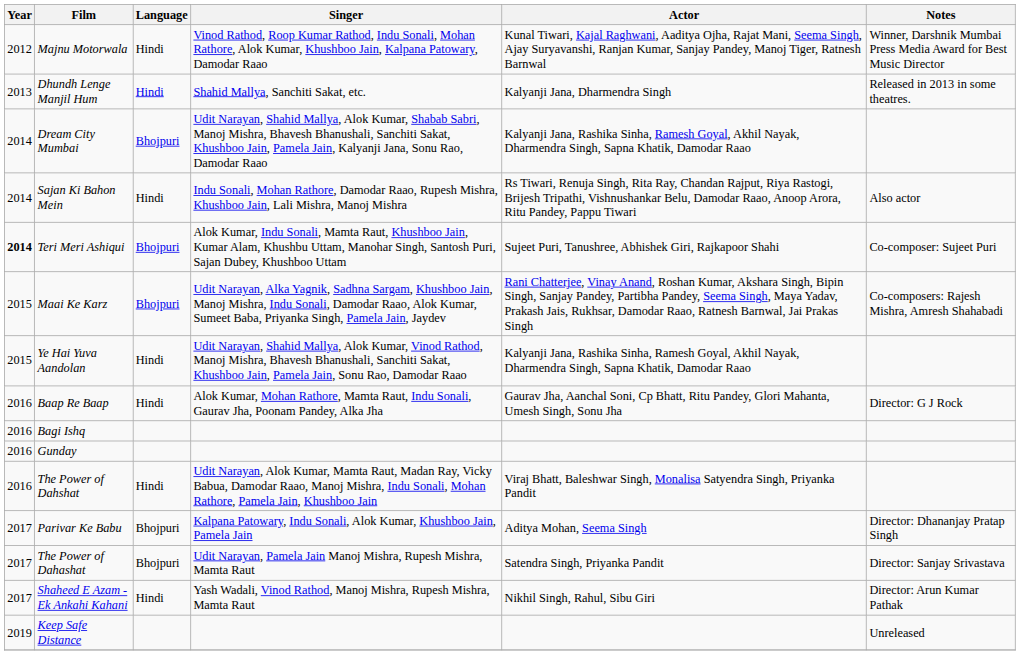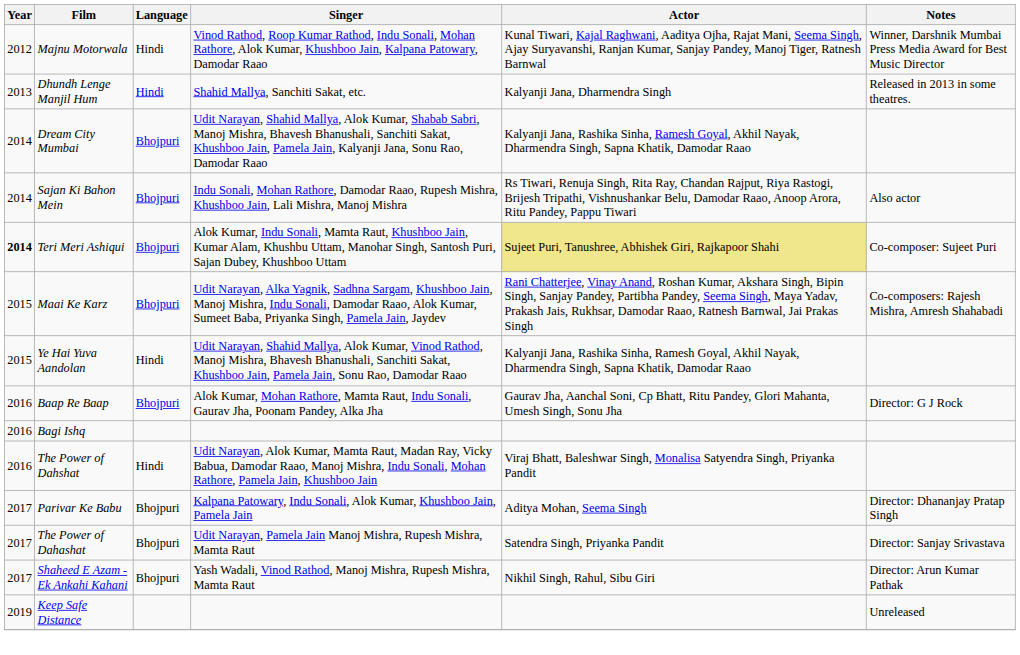(150, 198) Hindi -> (158, 198) Bhojpuri
(642, 247) no background -> (642, 247) khaki background
(150, 403) Hindi -> (158, 403) Bhojpuri
- row: (57, 451)
(150, 597) Hindi -> (158, 577) Bhojpuri
